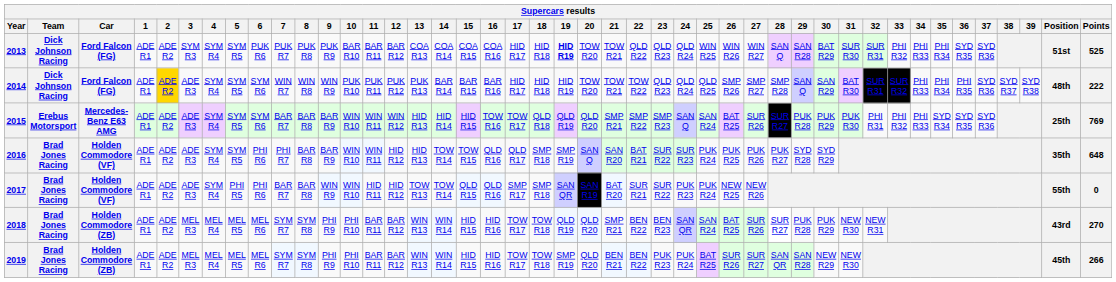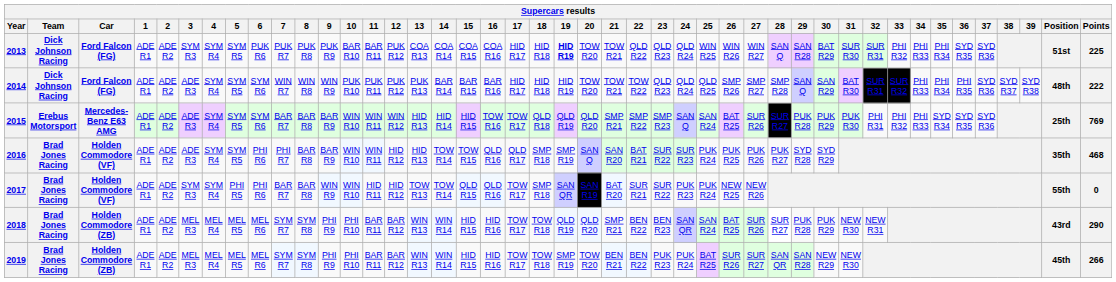(396, 51) BAR R12 -> (396, 51) PUK R12
(1096, 51) 525 -> (1096, 51) 225
(168, 86) gold background -> (168, 86) no background
(1096, 155) 648 -> (1096, 155) 468
(190, 190) ADE R3 -> (190, 190) SYM R3
(517, 190) SMP R17 -> (517, 190) TOW R17
(1096, 225) 270 -> (1096, 225) 290
(590, 260) QLD R20 -> (590, 260) TOW R20
